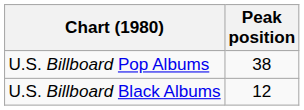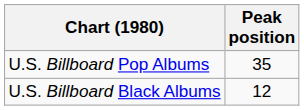(262, 64) 38 -> (262, 64) 35
